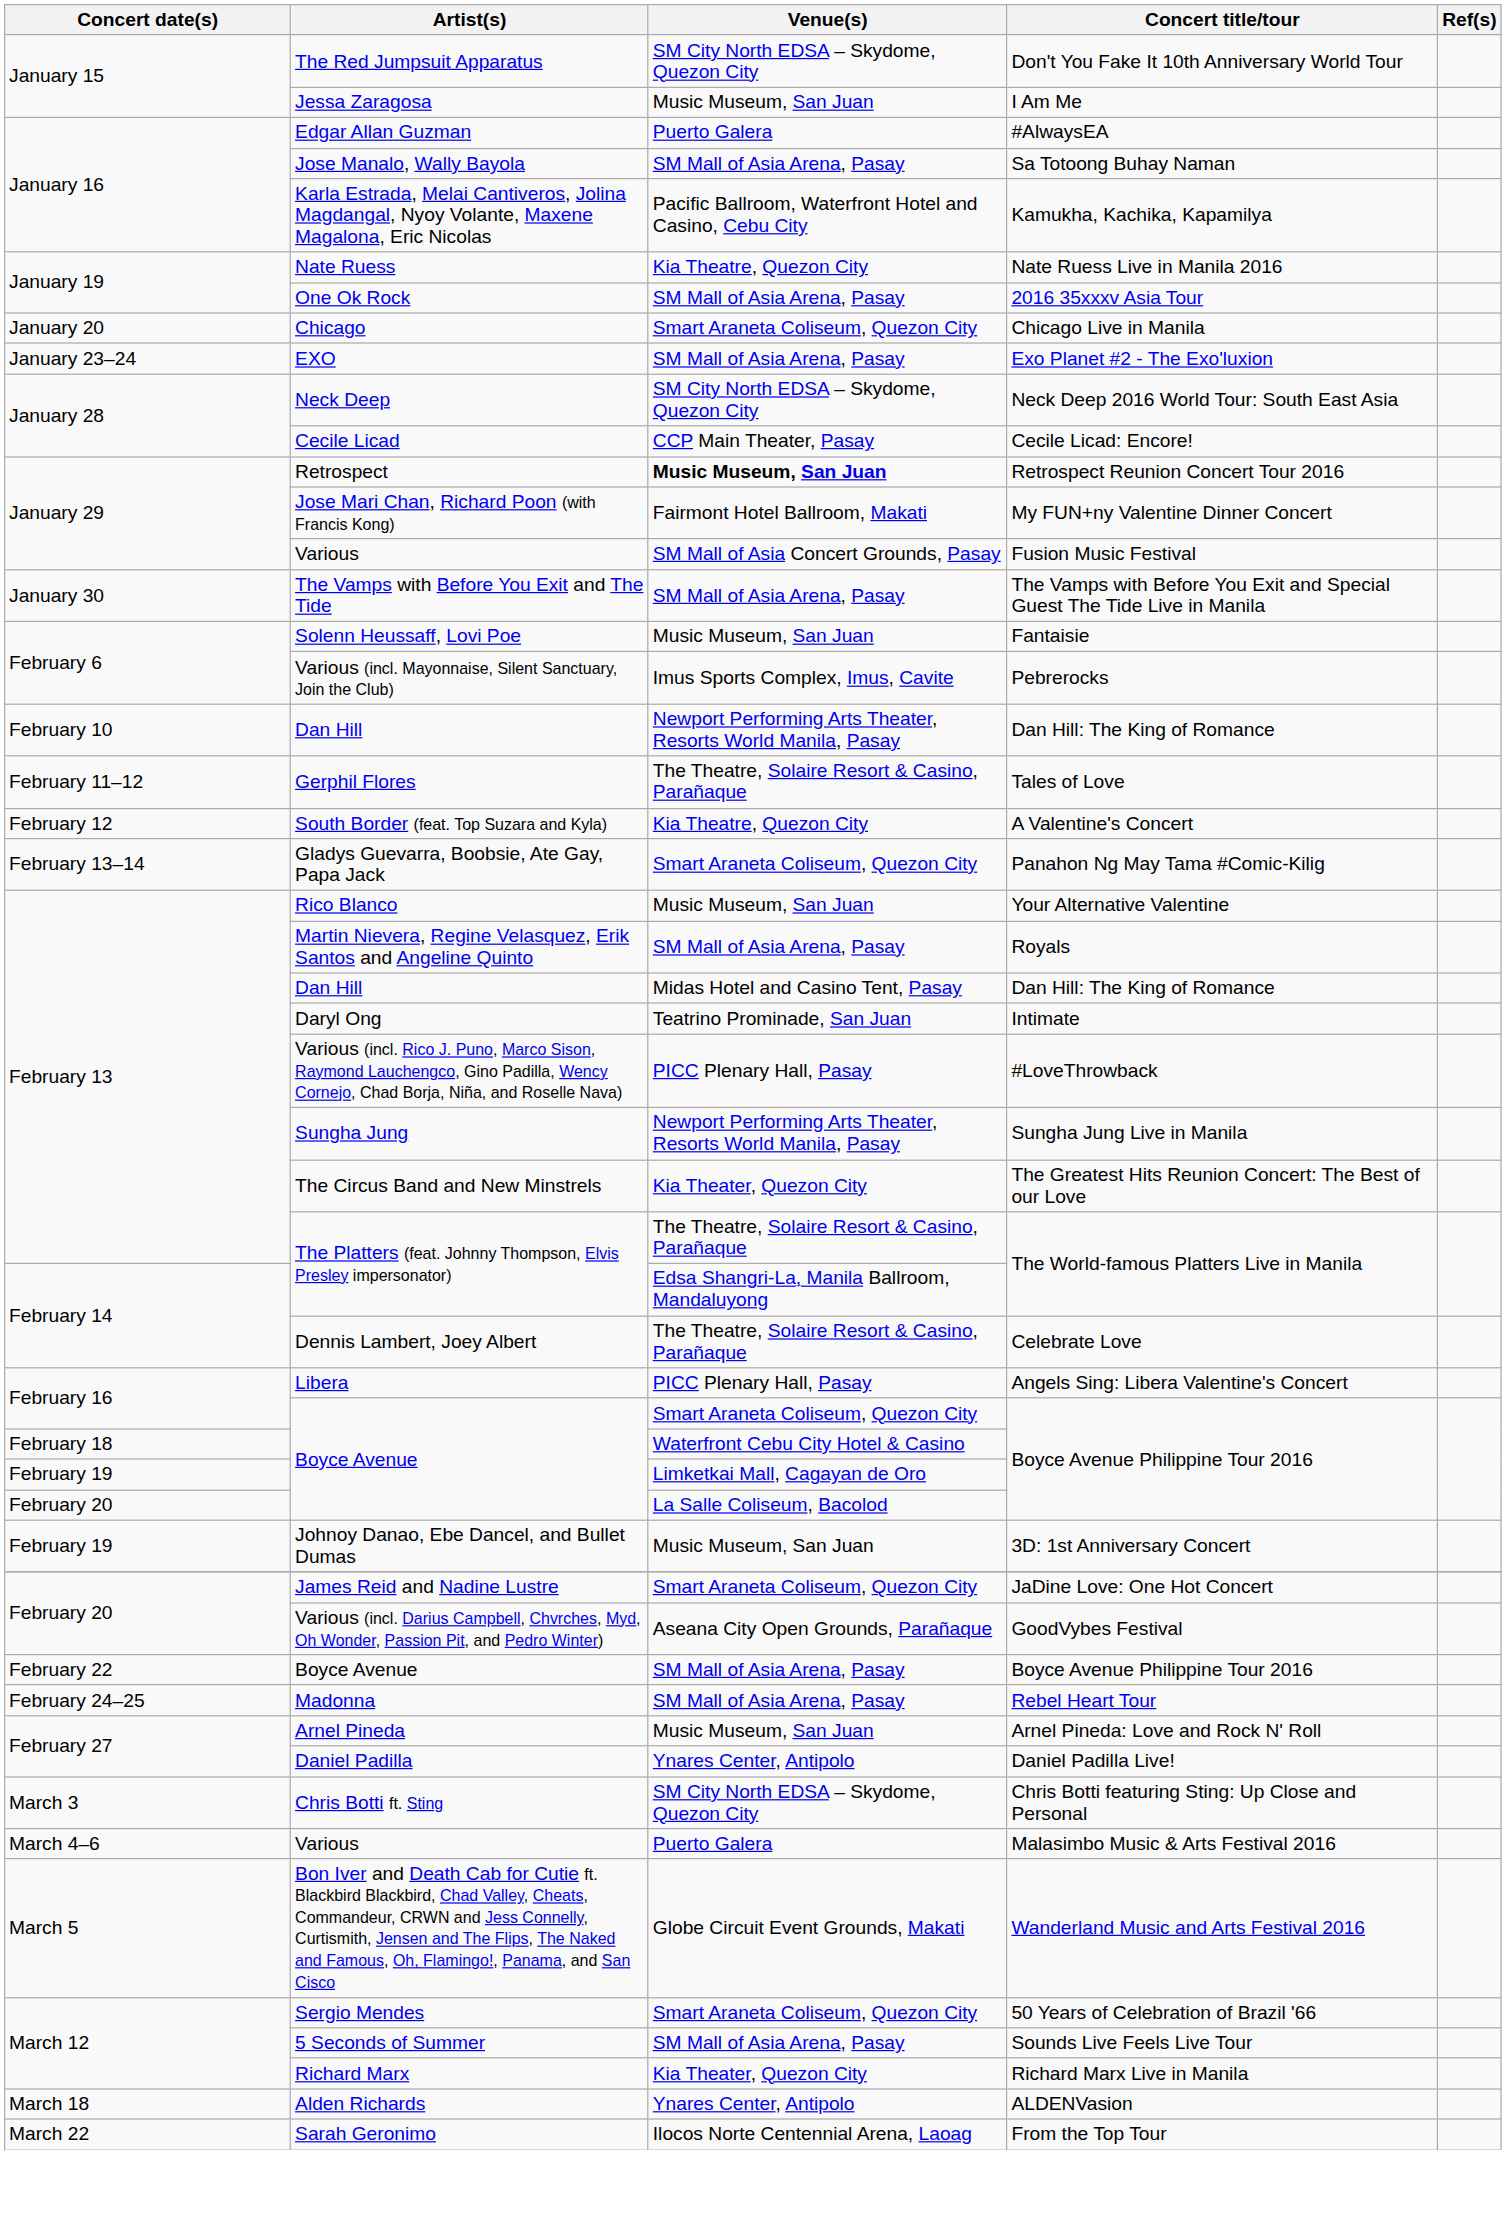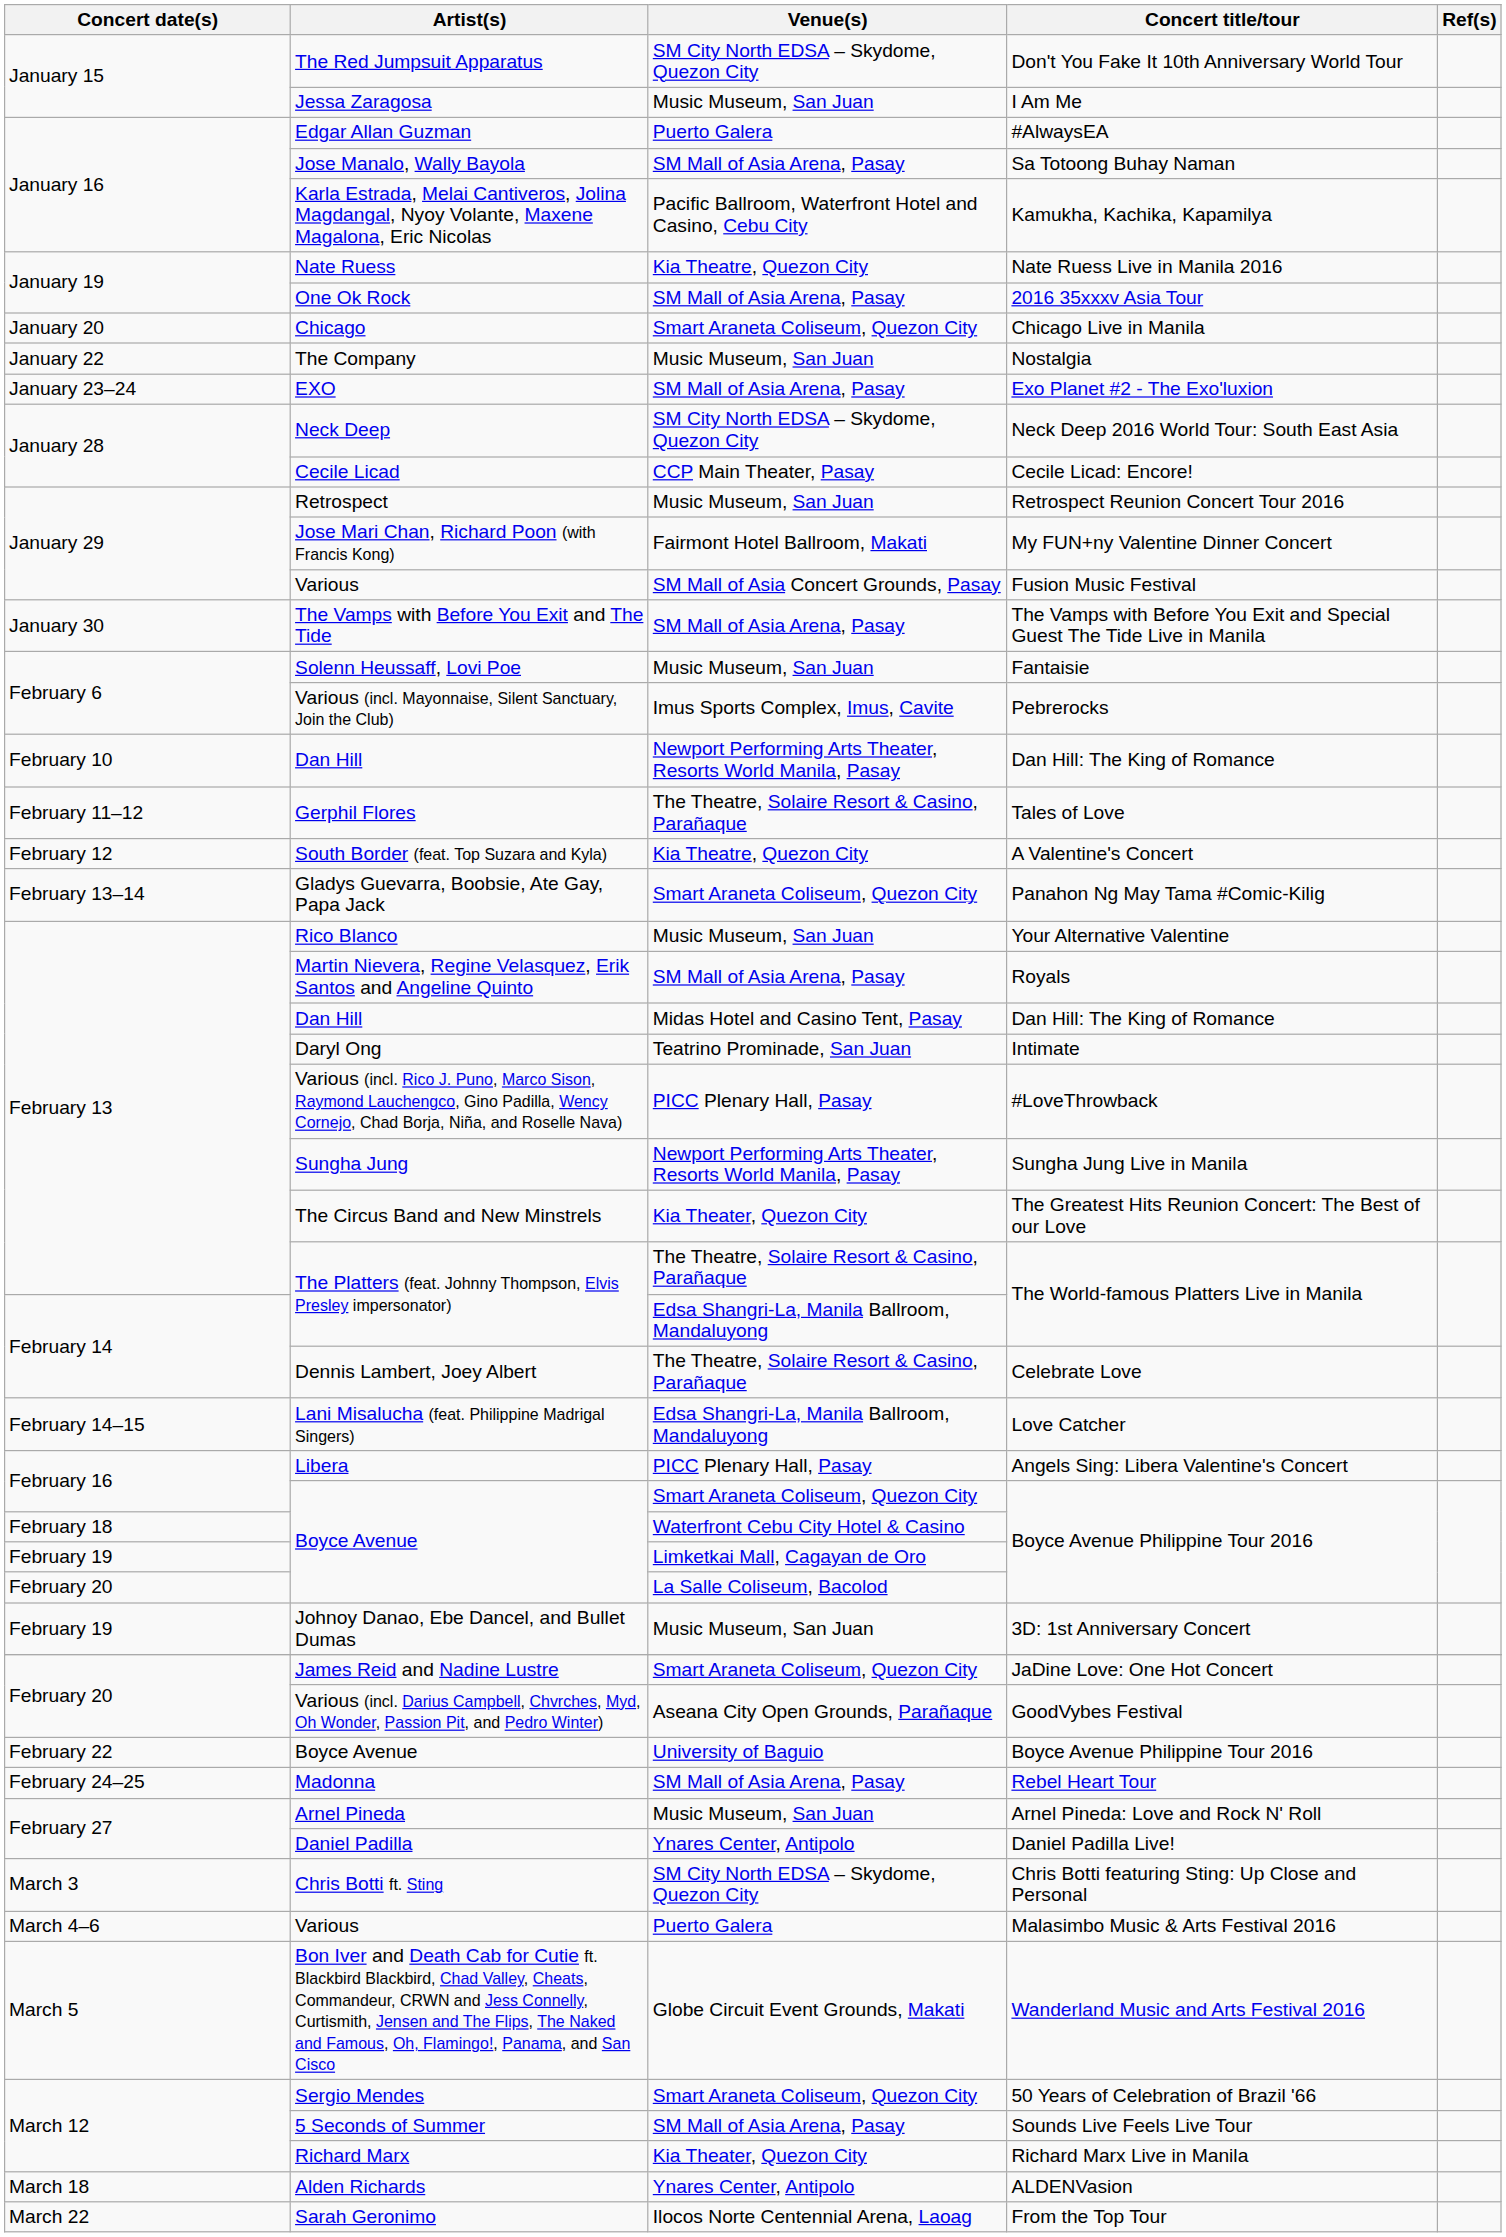+ row: (57, 358)
(770, 471) bold -> (763, 501) normal
+ row: (77, 1424)
(779, 1669) SM Mall of Asia Arena, Pasay -> (738, 1752) University of Baguio
